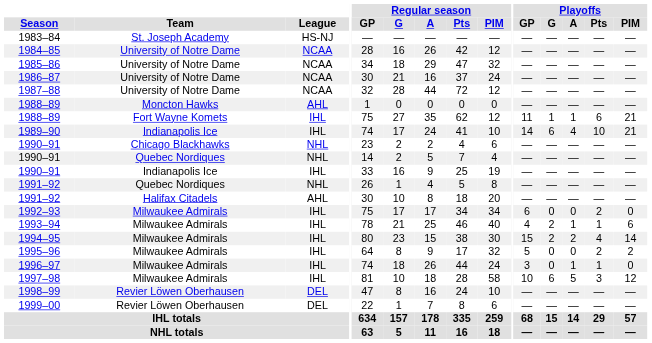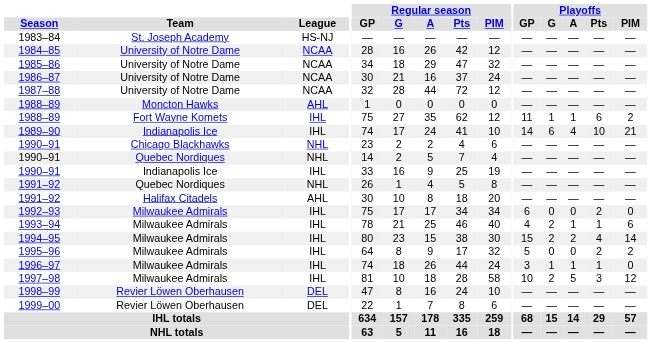(630, 118) 21 -> (630, 118) 2
(552, 265) 0 -> (552, 265) 1
(552, 278) 6 -> (552, 278) 2
